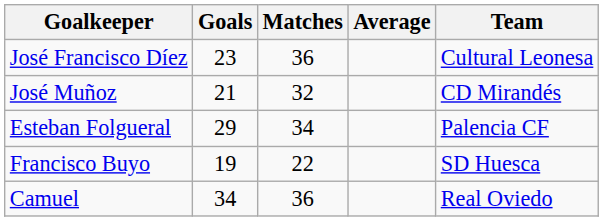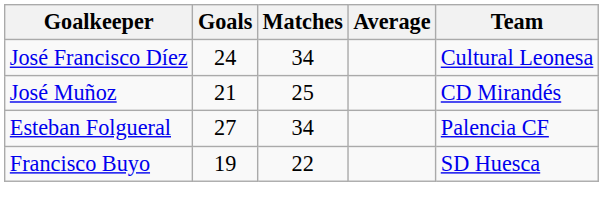(225, 57) 23 -> (225, 57) 24
(303, 57) 36 -> (303, 57) 34
(303, 92) 32 -> (303, 92) 25
(225, 127) 29 -> (225, 127) 27
- row: (44, 198)
